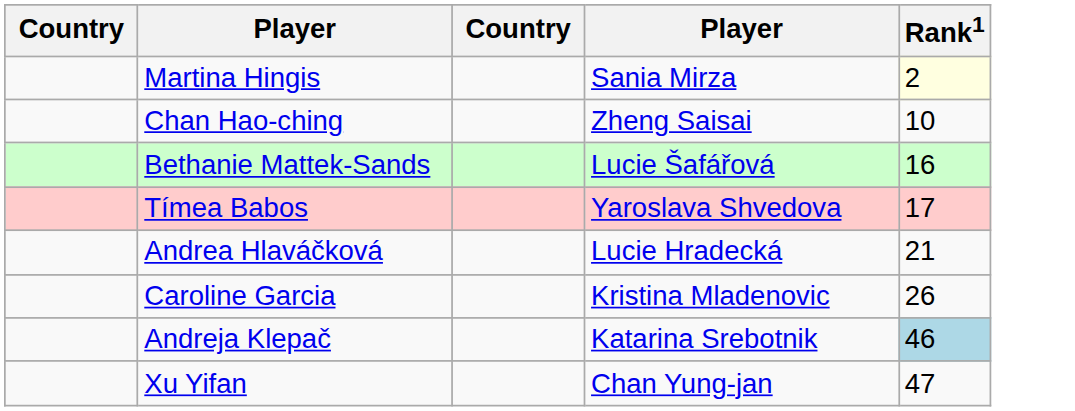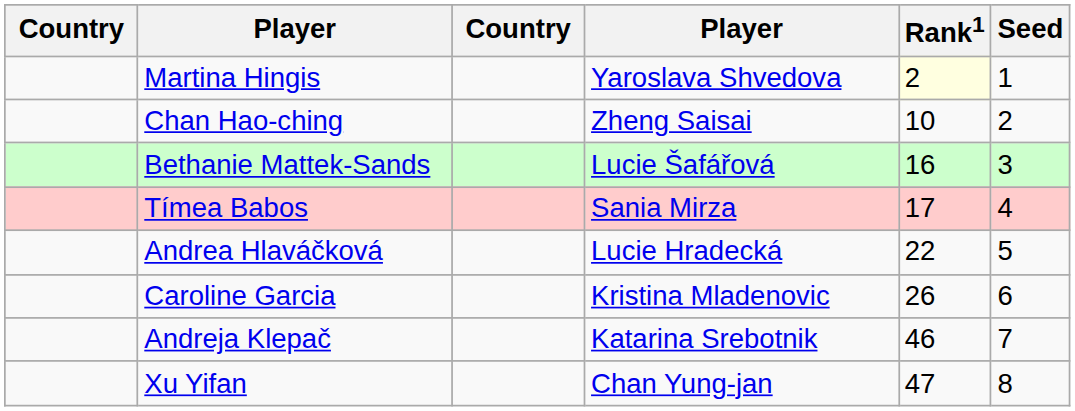+ column: (1030, 30)
(664, 77) Sania Mirza -> (716, 77) Yaroslava Shvedova
(716, 208) Yaroslava Shvedova -> (664, 208) Sania Mirza
(920, 251) 21 -> (920, 251) 22
(920, 339) lightblue background -> (920, 339) no background
